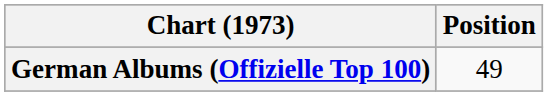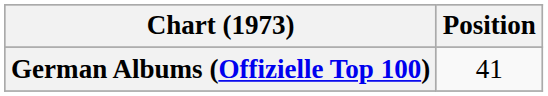(489, 68) 49 -> (489, 68) 41
